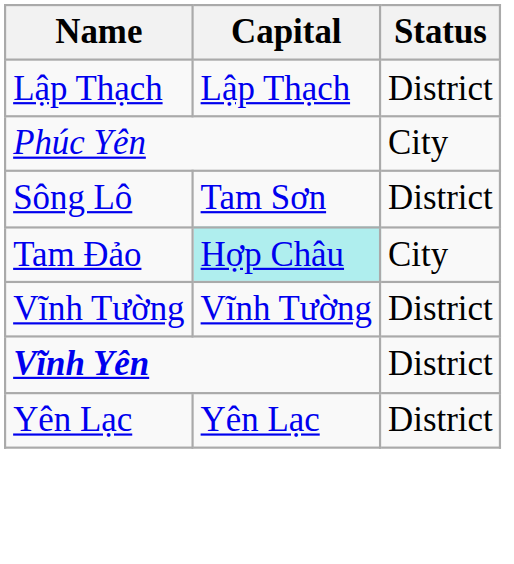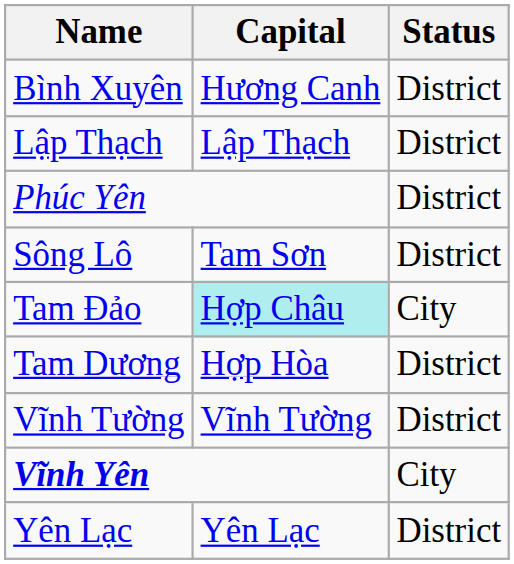+ row: (98, 87)
(418, 142) City -> (449, 198) District
+ row: (97, 364)
(440, 364) District -> (427, 474) City
